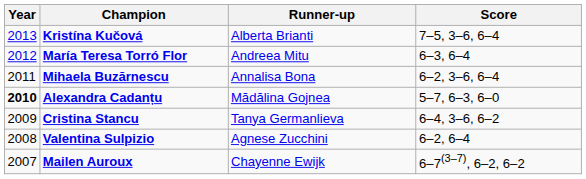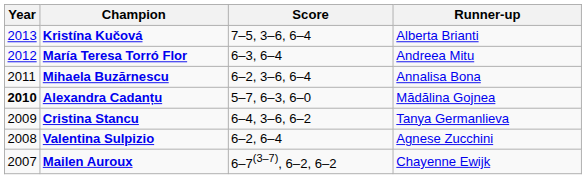columns swapped: (322, 15) <-> (499, 15)
